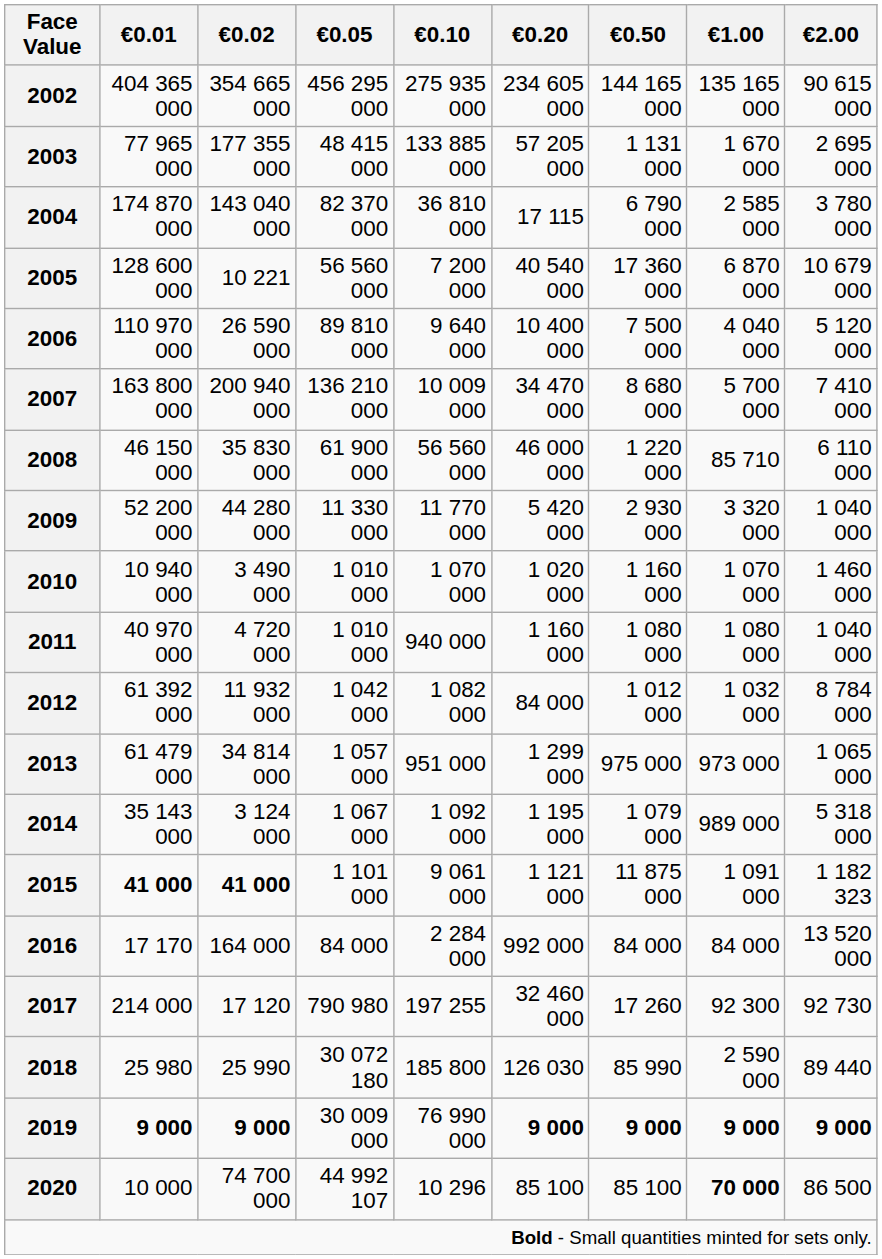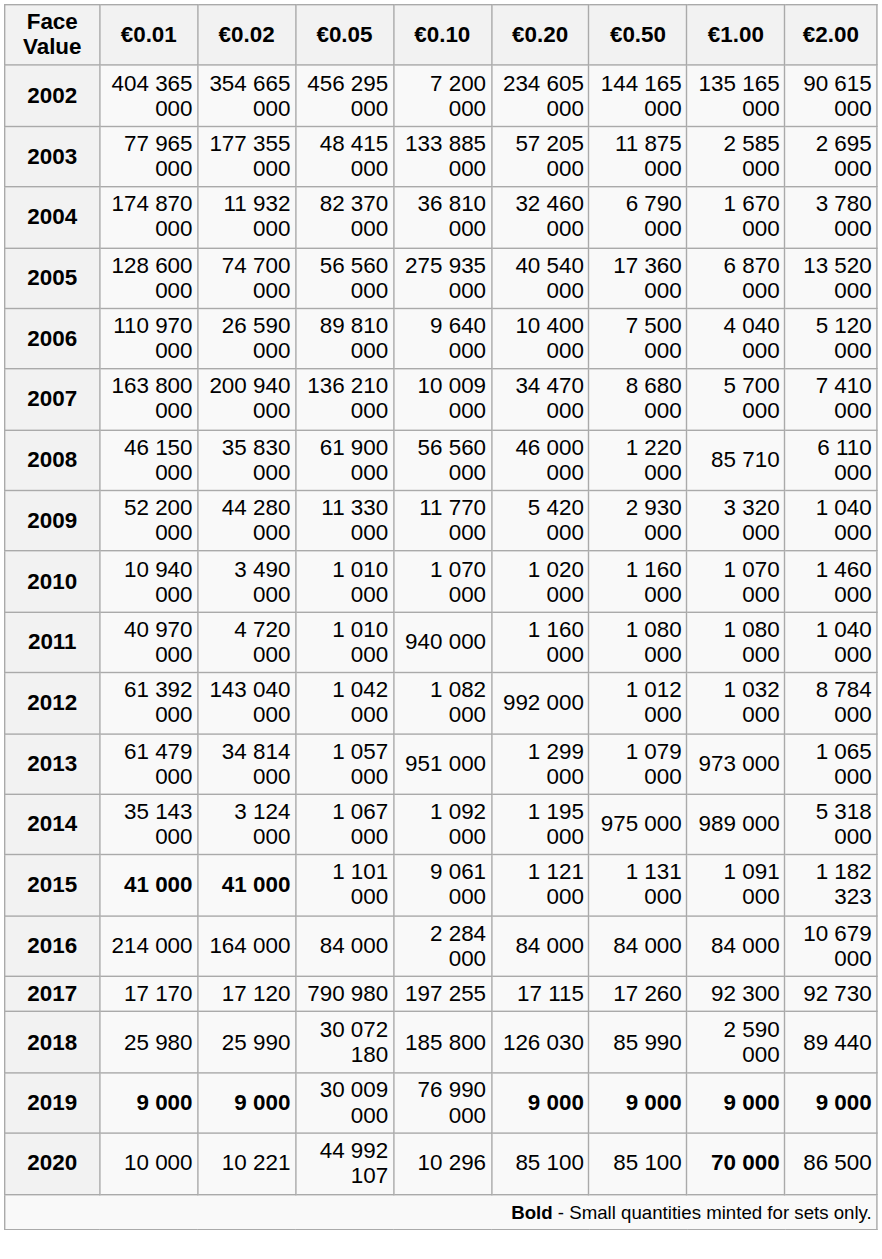(446, 95) 275 935 000 -> (458, 95) 7 200 000
(654, 156) 1 131 000 -> (648, 156) 11 875 000
(752, 156) 1 670 000 -> (752, 156) 2 585 000
(250, 217) 143 040 000 -> (257, 217) 11 932 000
(550, 217) 17 115 -> (550, 217) 32 460 000
(752, 217) 2 585 000 -> (752, 217) 1 670 000
(256, 277) 10 221 -> (256, 277) 74 700 000
(458, 277) 7 200 000 -> (446, 277) 275 935 000
(837, 277) 10 679 000 -> (837, 277) 13 520 000
(257, 702) 11 932 000 -> (250, 702) 143 040 000
(550, 702) 84 000 -> (543, 702) 992 000
(641, 763) 975 000 -> (654, 763) 1 079 000
(654, 824) 1 079 000 -> (641, 824) 975 000
(648, 885) 11 875 000 -> (654, 885) 1 131 000
(158, 945) 17 170 -> (152, 945) 214 000
(543, 945) 992 000 -> (550, 945) 84 000
(837, 945) 13 520 000 -> (837, 945) 10 679 000
(152, 1006) 214 000 -> (158, 993) 17 170
(550, 1006) 32 460 000 -> (550, 993) 17 115
(256, 1188) 74 700 000 -> (256, 1163) 10 221
